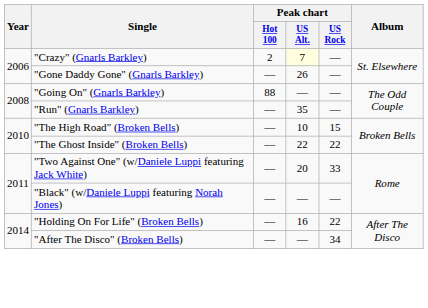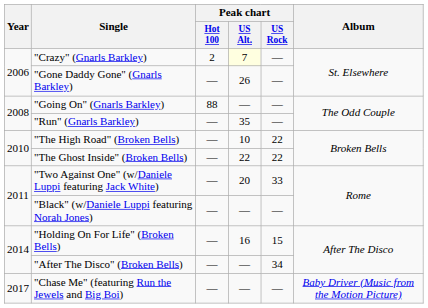(335, 127) 15 -> (277, 139) 22
(335, 222) 22 -> (277, 240) 15
+ row: (103, 288)
